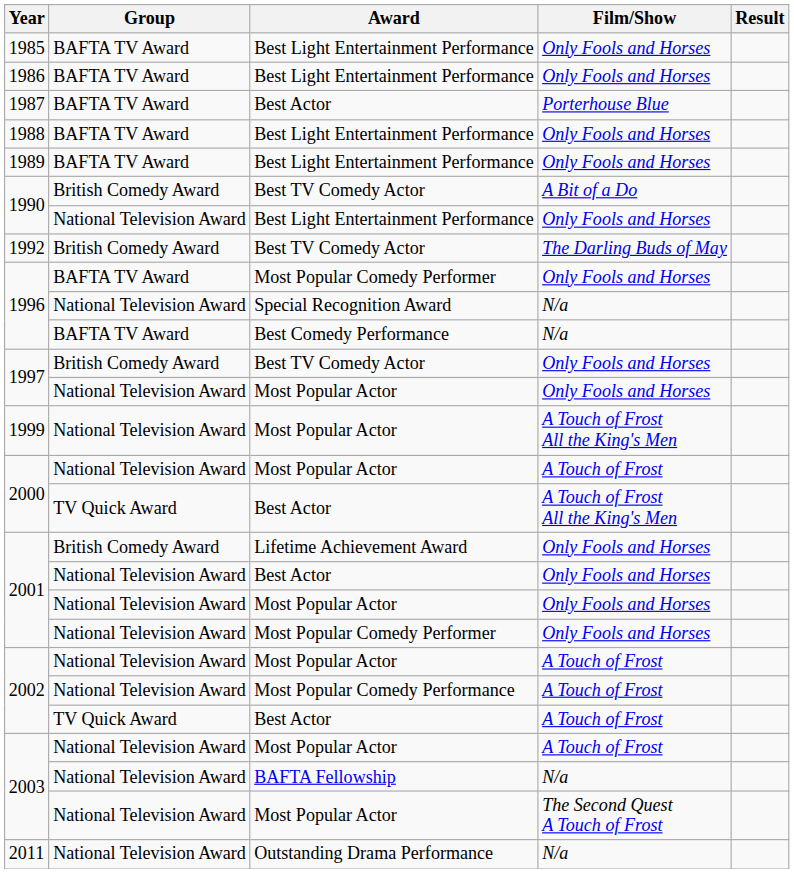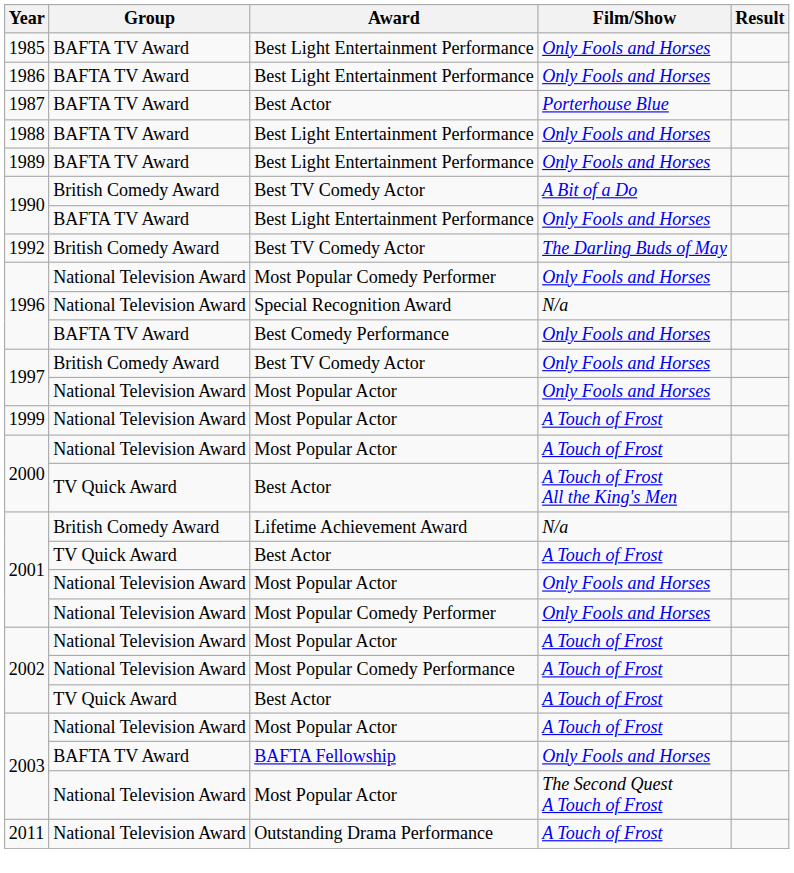(150, 219) National Television Award -> (121, 219) BAFTA TV Award
(121, 276) BAFTA TV Award -> (150, 276) National Television Award
(555, 334) N/a -> (626, 334) Only Fools and Horses
(610, 430) A Touch of Frost All the King's Men -> (602, 420) A Touch of Frost
(626, 546) Only Fools and Horses -> (555, 526) N/a
(150, 575) National Television Award -> (115, 555) TV Quick Award
(626, 575) Only Fools and Horses -> (602, 555) A Touch of Frost
(150, 776) National Television Award -> (121, 756) BAFTA TV Award
(555, 776) N/a -> (626, 756) Only Fools and Horses
(555, 854) N/a -> (602, 833) A Touch of Frost
